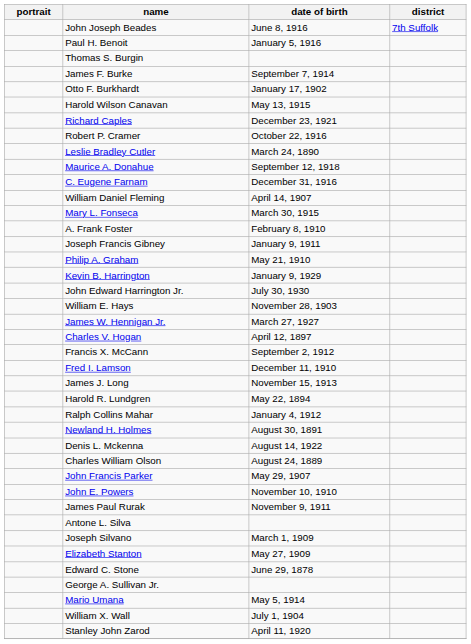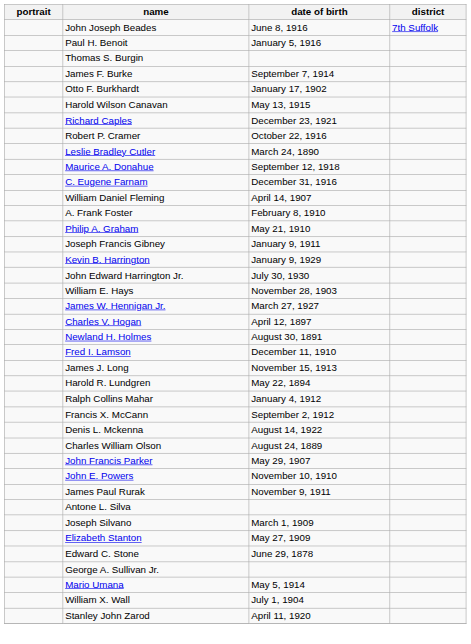- row: (101, 213)
rows swapped: (115, 244) <-> (102, 259)
rows swapped: (108, 430) <-> (107, 352)
